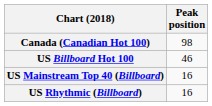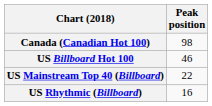(187, 76) 16 -> (187, 76) 22
